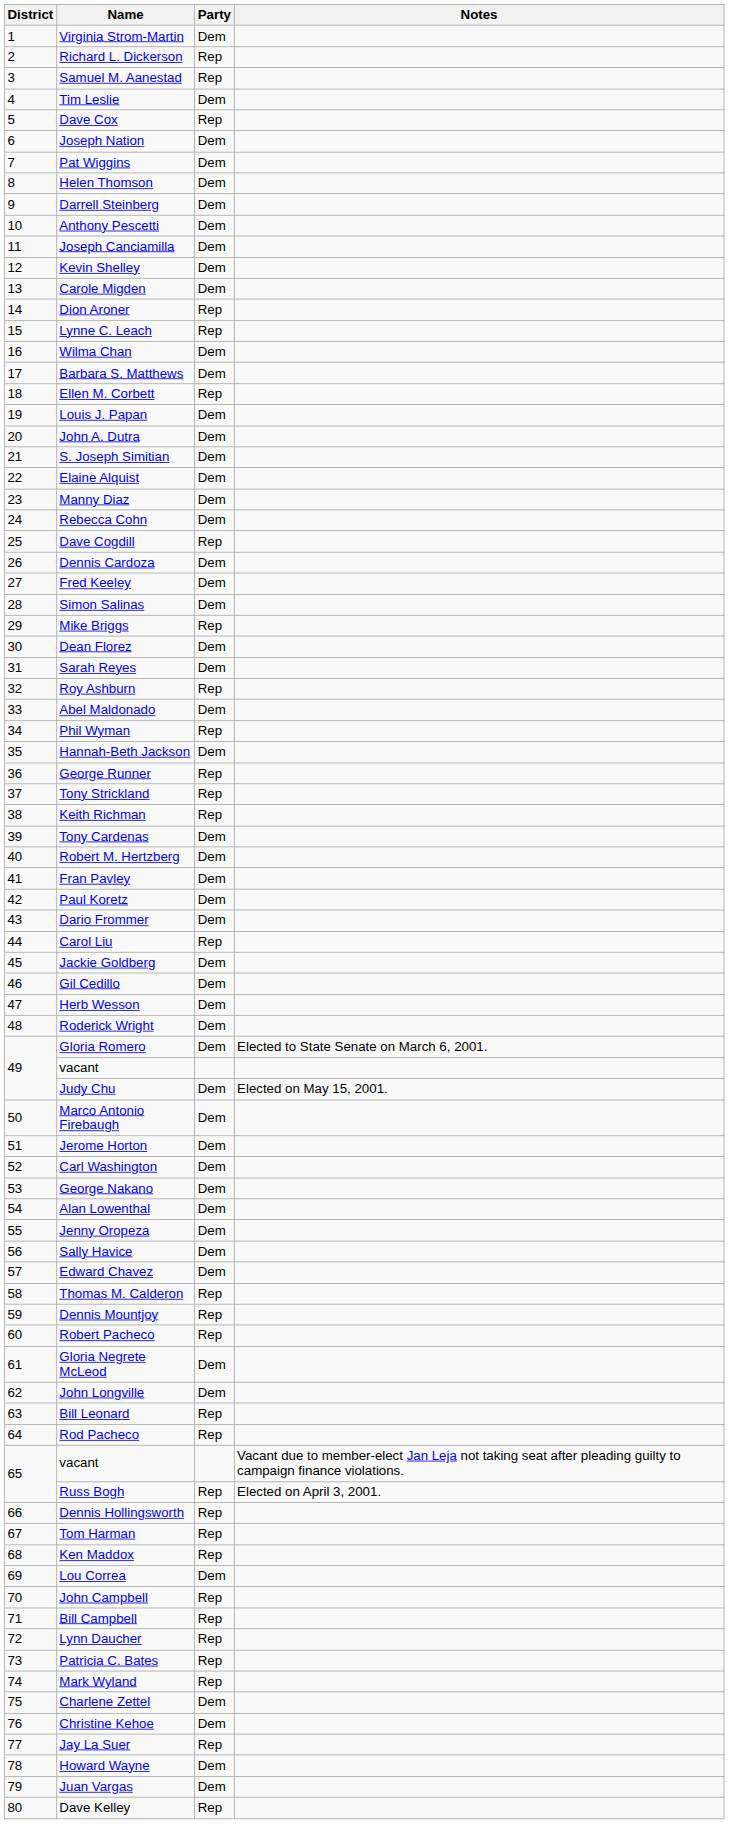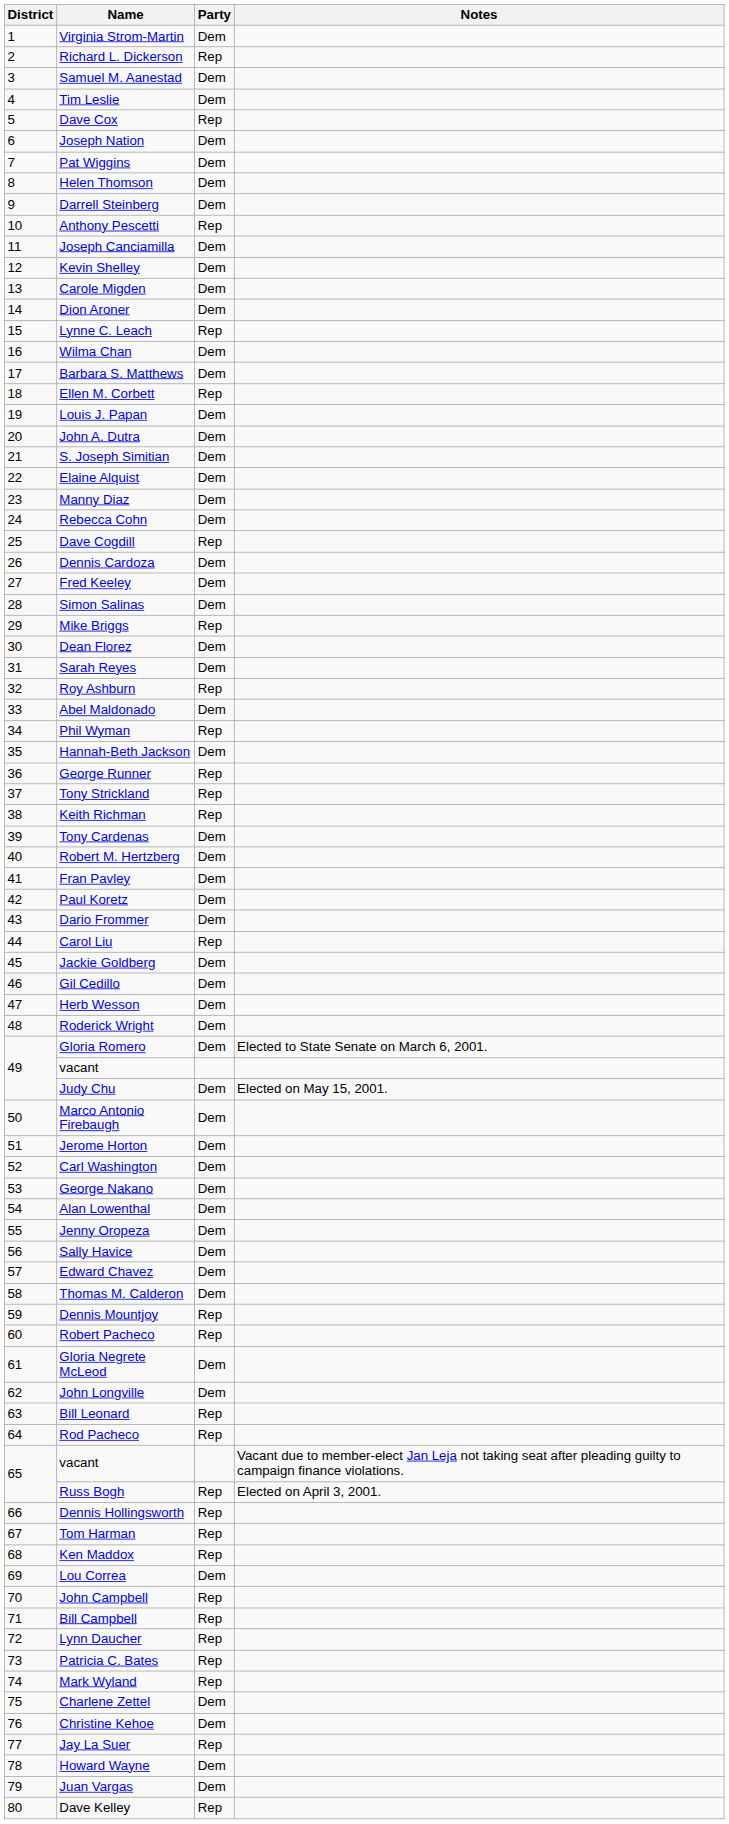(210, 78) Rep -> (212, 78) Dem
(212, 225) Dem -> (210, 225) Rep
(210, 309) Rep -> (212, 309) Dem
(210, 1293) Rep -> (212, 1293) Dem
